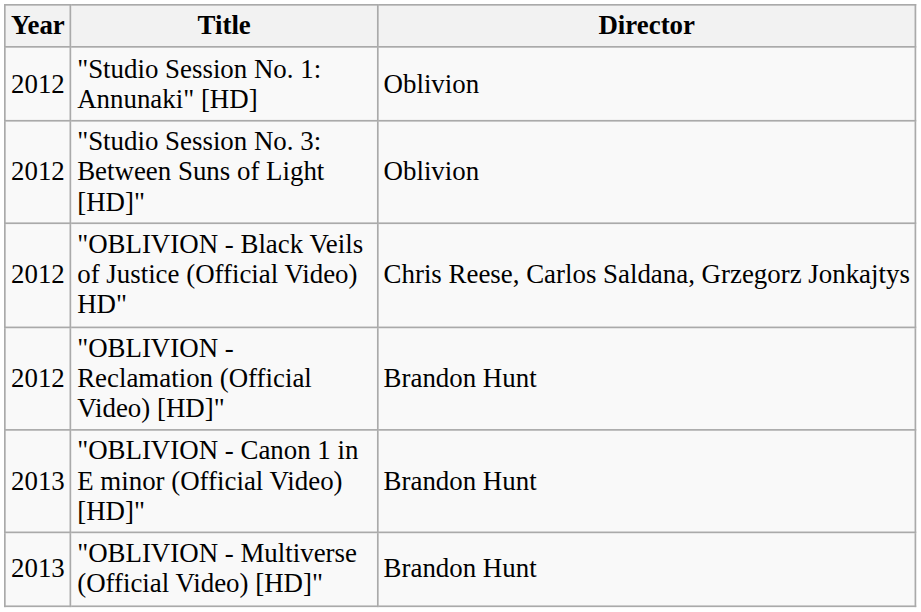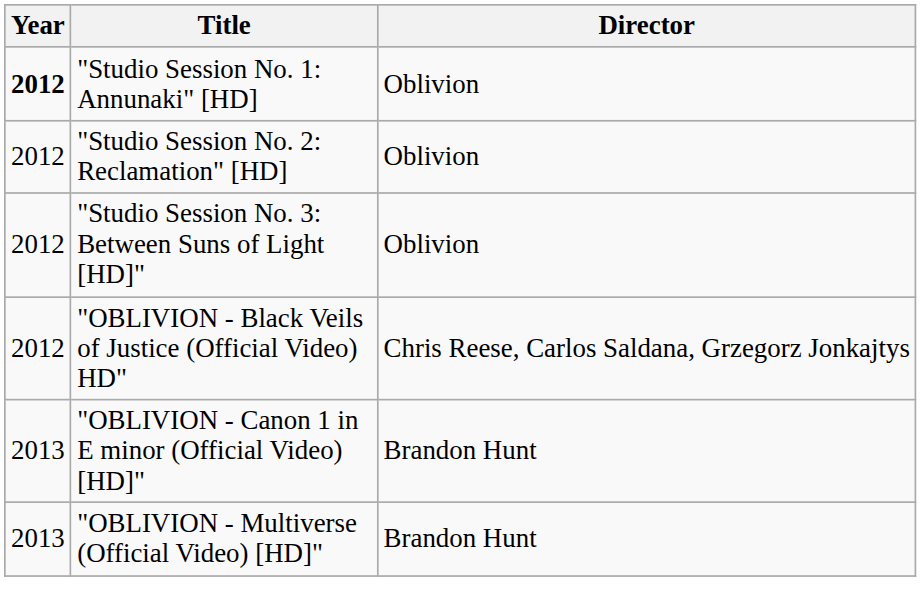(38, 83) normal -> (38, 83) bold
+ row: (199, 156)
- row: (194, 377)
